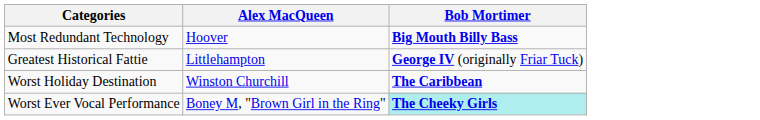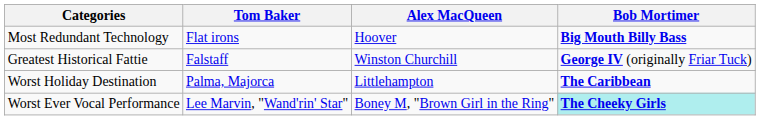+ column: (267, 15)
(225, 59) Littlehampton -> (406, 59) Winston Churchill
(237, 81) Winston Churchill -> (394, 81) Littlehampton
